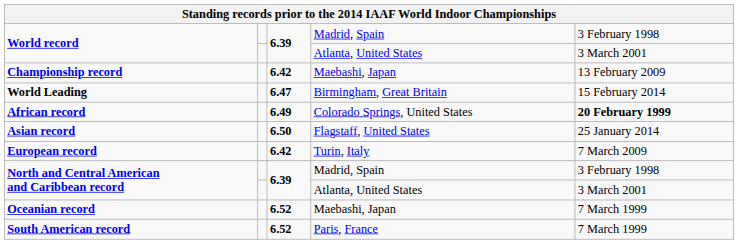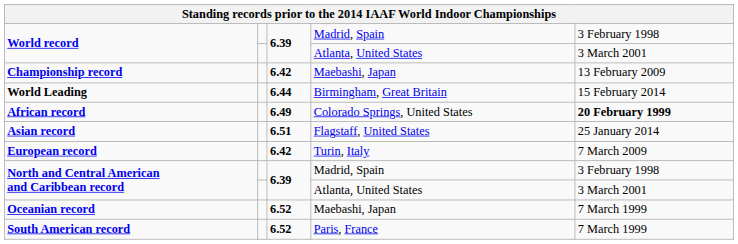(281, 92) 6.47 -> (281, 92) 6.44
(281, 131) 6.50 -> (281, 131) 6.51
